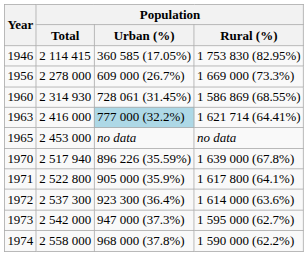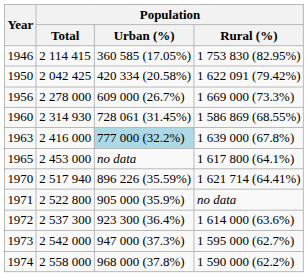+ row: (20, 76)
(249, 117) 1 621 714 (64.41%) -> (246, 138) 1 639 000 (67.8%)
(217, 138) no data -> (246, 158) 1 617 800 (64.1%)
(246, 158) 1 639 000 (67.8%) -> (249, 179) 1 621 714 (64.41%)
(246, 179) 1 617 800 (64.1%) -> (217, 199) no data
